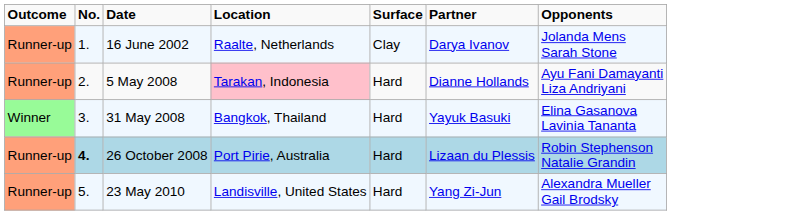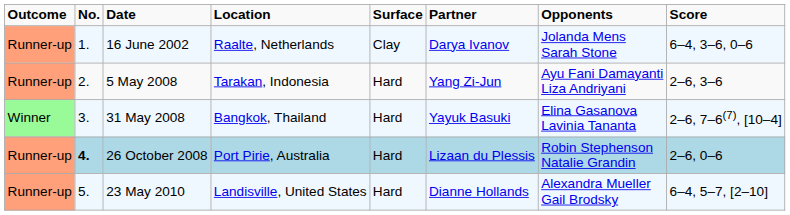+ column: (689, 15)
(271, 81) pink background -> (271, 81) no background
(479, 81) Dianne Hollands -> (465, 81) Yang Zi-Jun
(465, 191) Yang Zi-Jun -> (479, 191) Dianne Hollands
